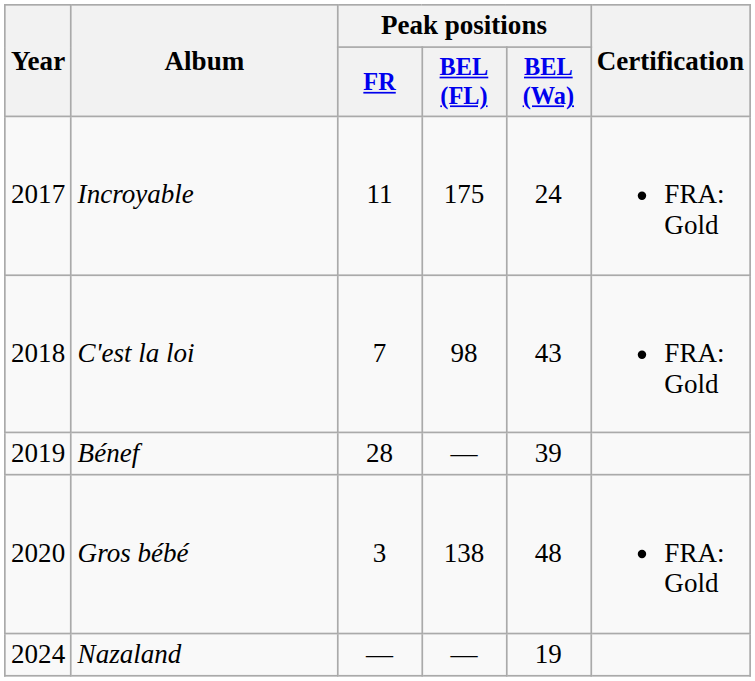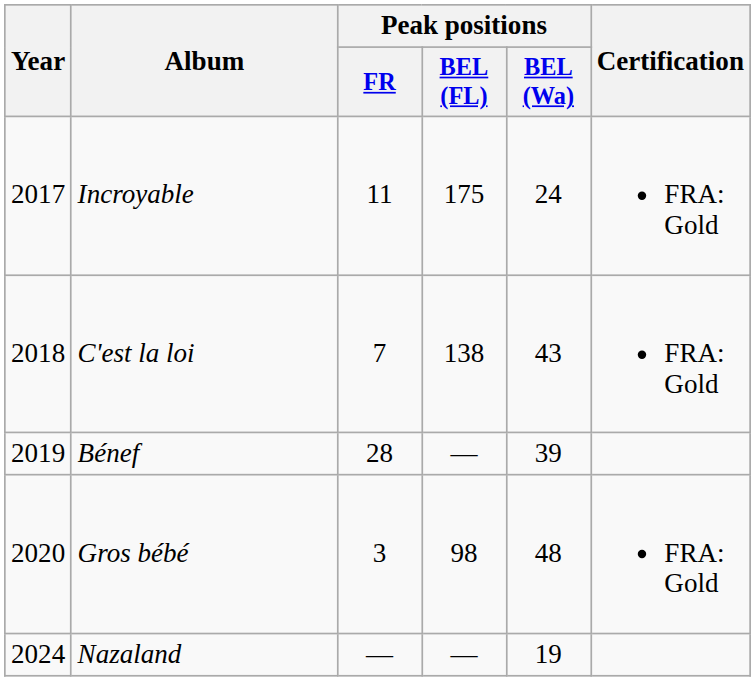(464, 352) 98 -> (464, 352) 138
(464, 553) 138 -> (464, 553) 98
